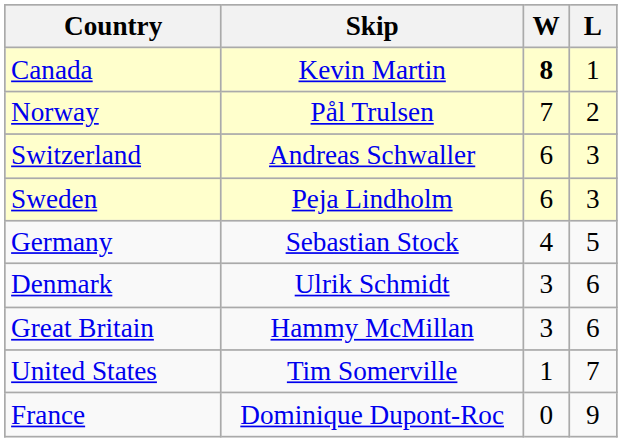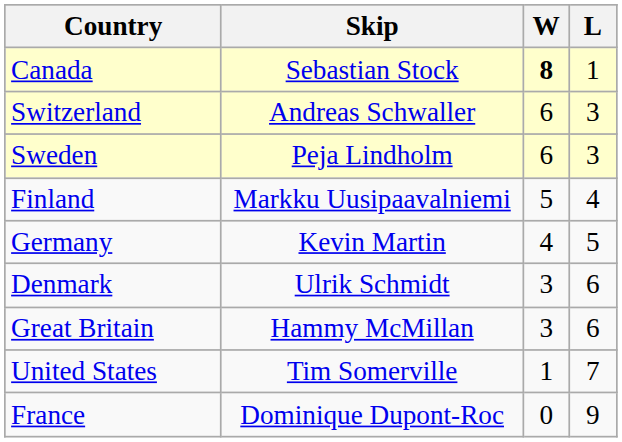(372, 69) Kevin Martin -> (372, 69) Sebastian Stock
- row: (55, 112)
+ row: (53, 198)
(372, 241) Sebastian Stock -> (372, 241) Kevin Martin
